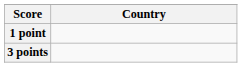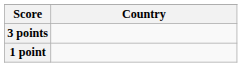rows swapped: (28, 52) <-> (28, 33)
